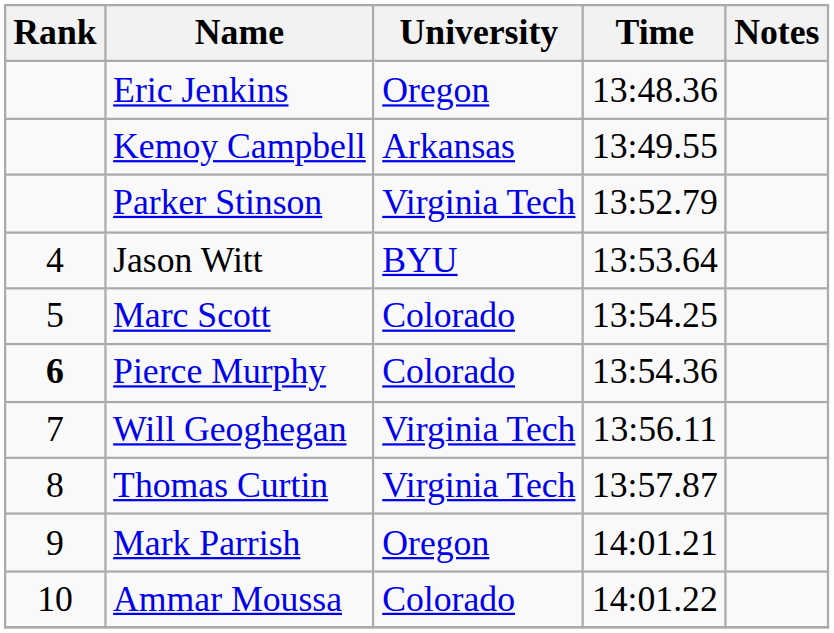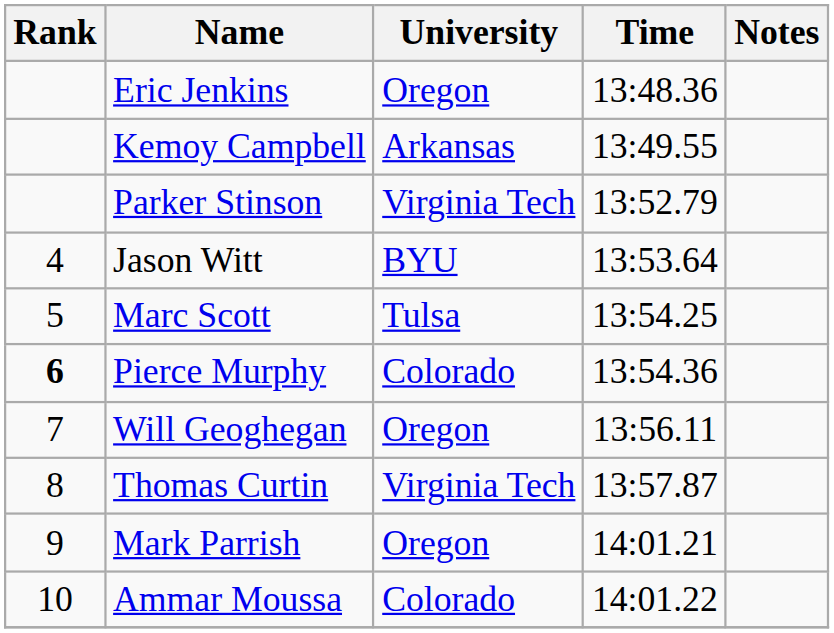(449, 315) Colorado -> (421, 315) Tulsa
(479, 428) Virginia Tech -> (436, 428) Oregon
